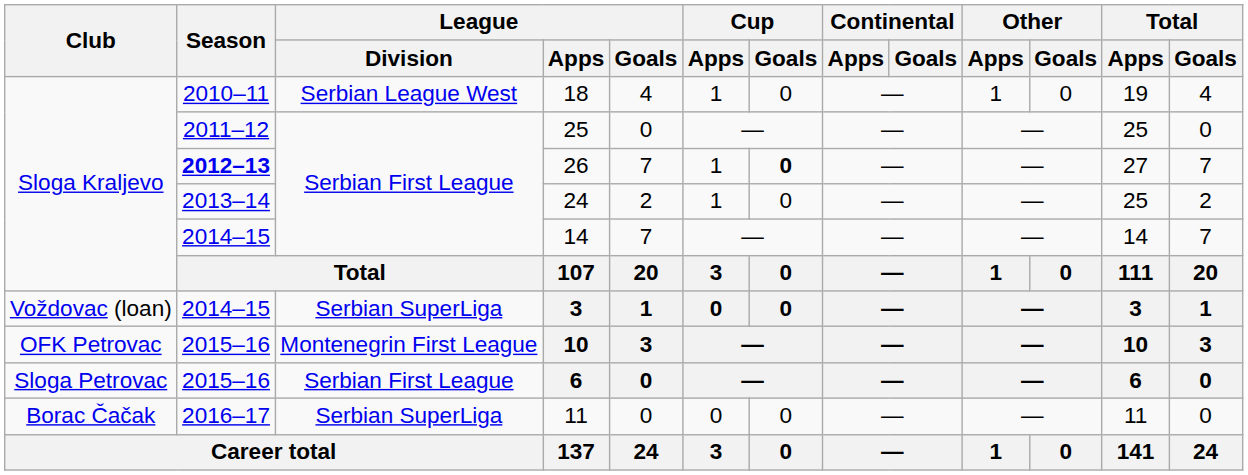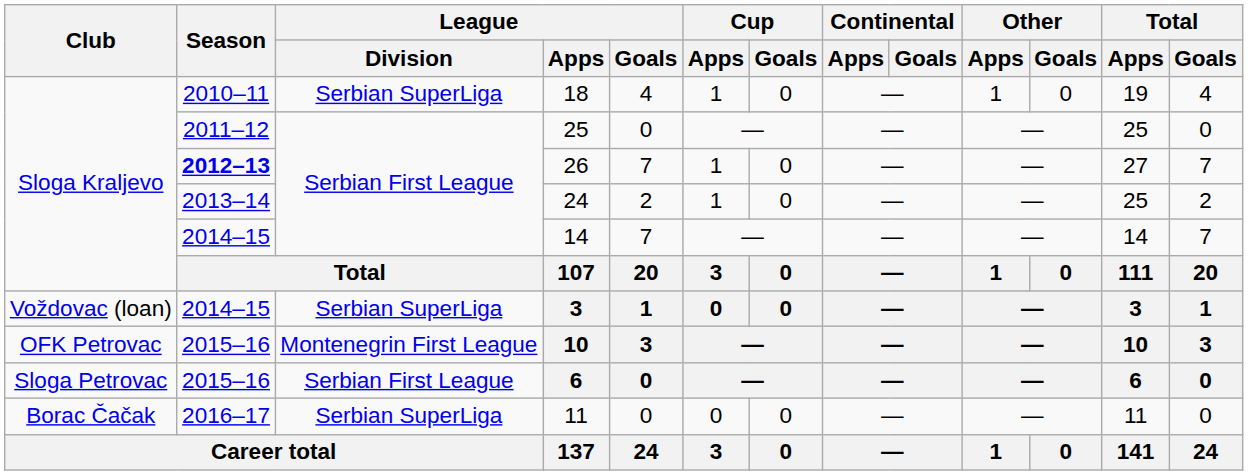(409, 93) Serbian League West -> (409, 93) Serbian SuperLiga
(786, 165) bold -> (786, 165) normal
